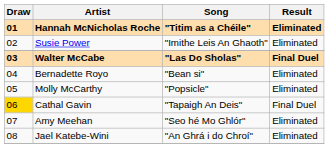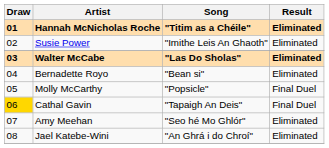(295, 58) Final Duel -> (297, 58) Eliminated
(295, 89) Eliminated -> (294, 89) Final Duel
